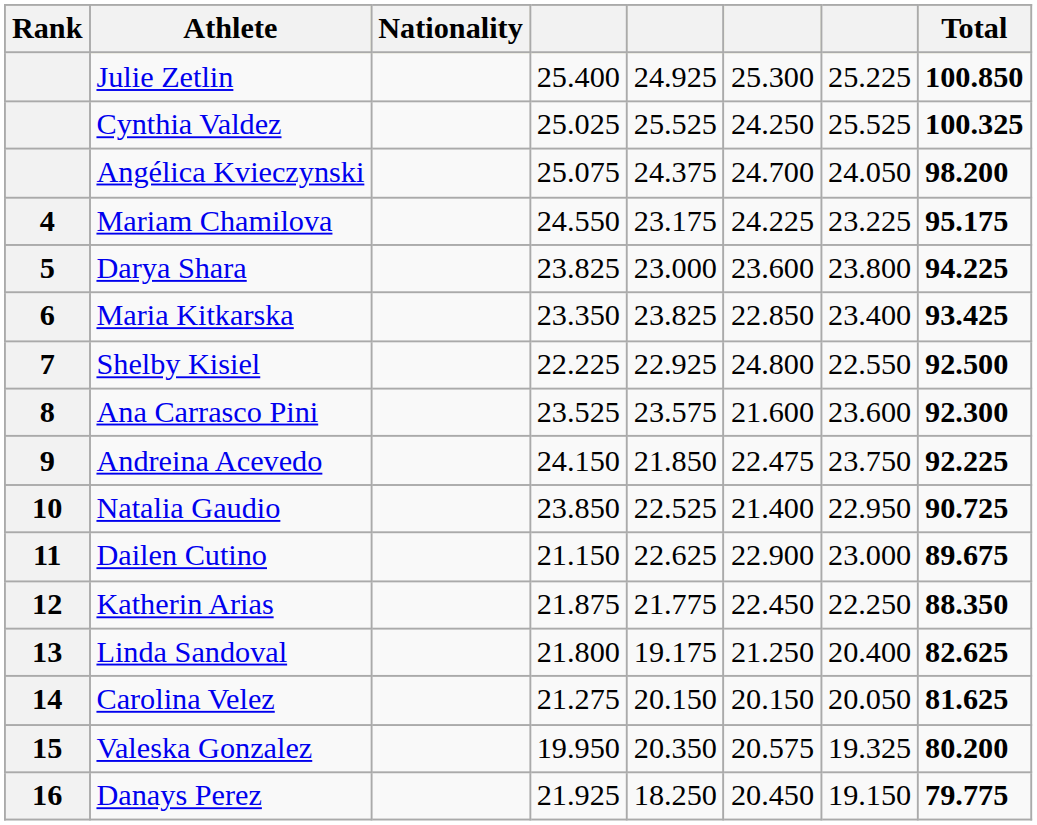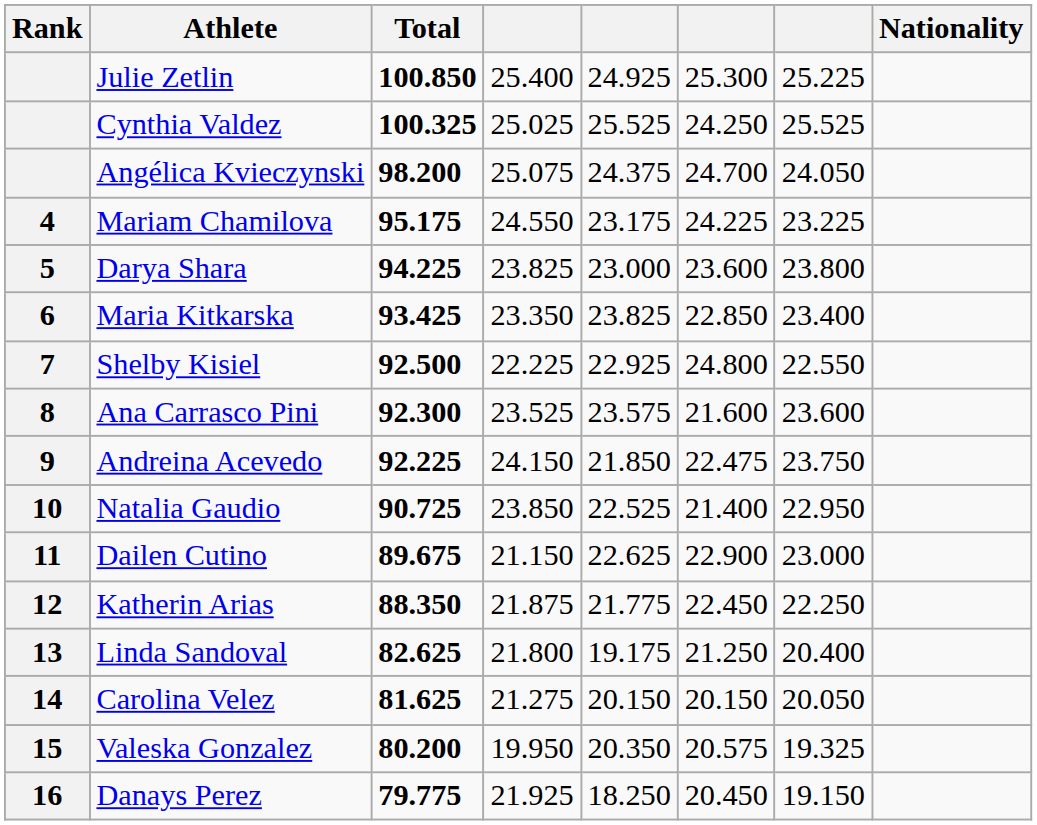columns swapped: (451, 28) <-> (974, 28)
